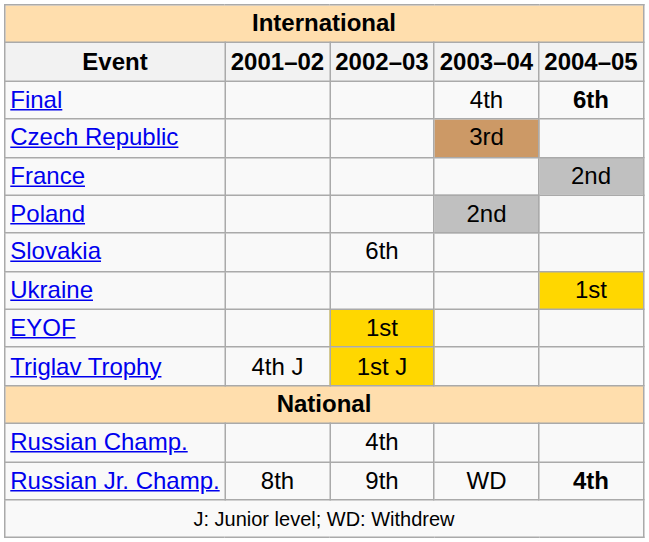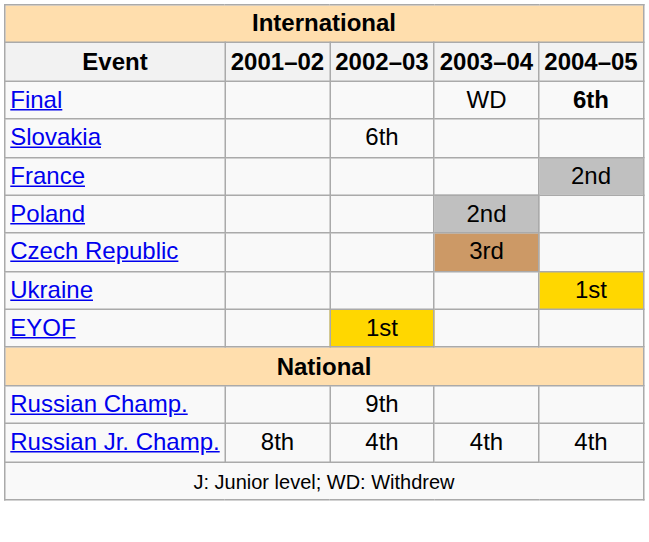(486, 99) 4th -> (486, 99) WD
rows swapped: (94, 137) <-> (56, 251)
- row: (86, 366)
(382, 442) 4th -> (382, 404) 9th
(382, 480) 9th -> (382, 442) 4th
(486, 480) WD -> (486, 442) 4th
(591, 480) bold -> (591, 442) normal
